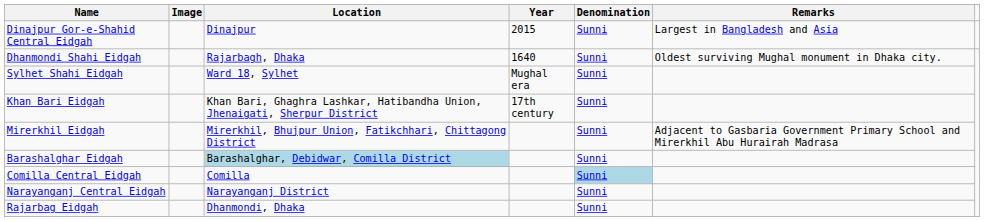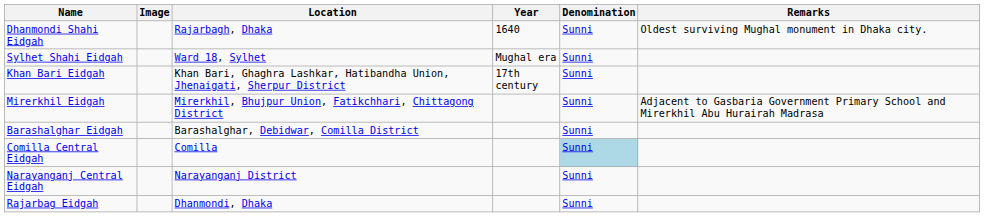- row: (71, 35)
(329, 159) lightblue background -> (297, 130) no background
